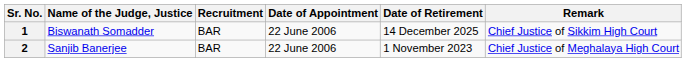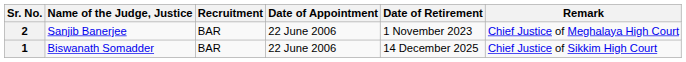rows swapped: (25, 31) <-> (25, 48)
